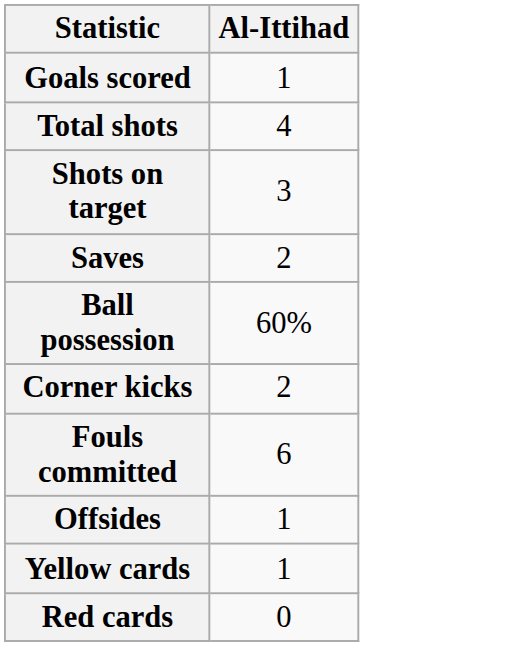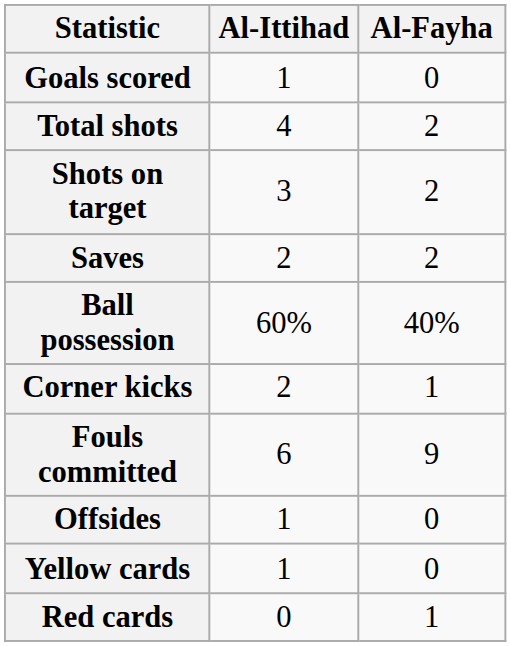+ column: (432, 28)
